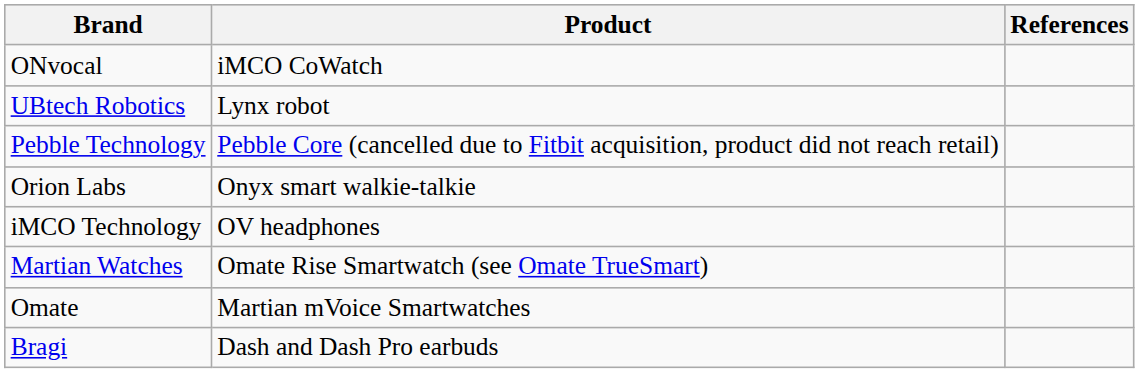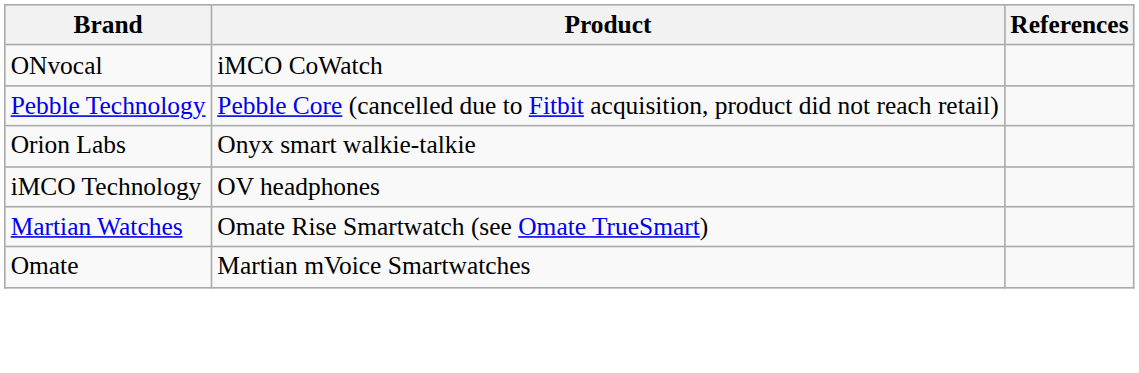- row: (98, 105)
- row: (39, 347)
